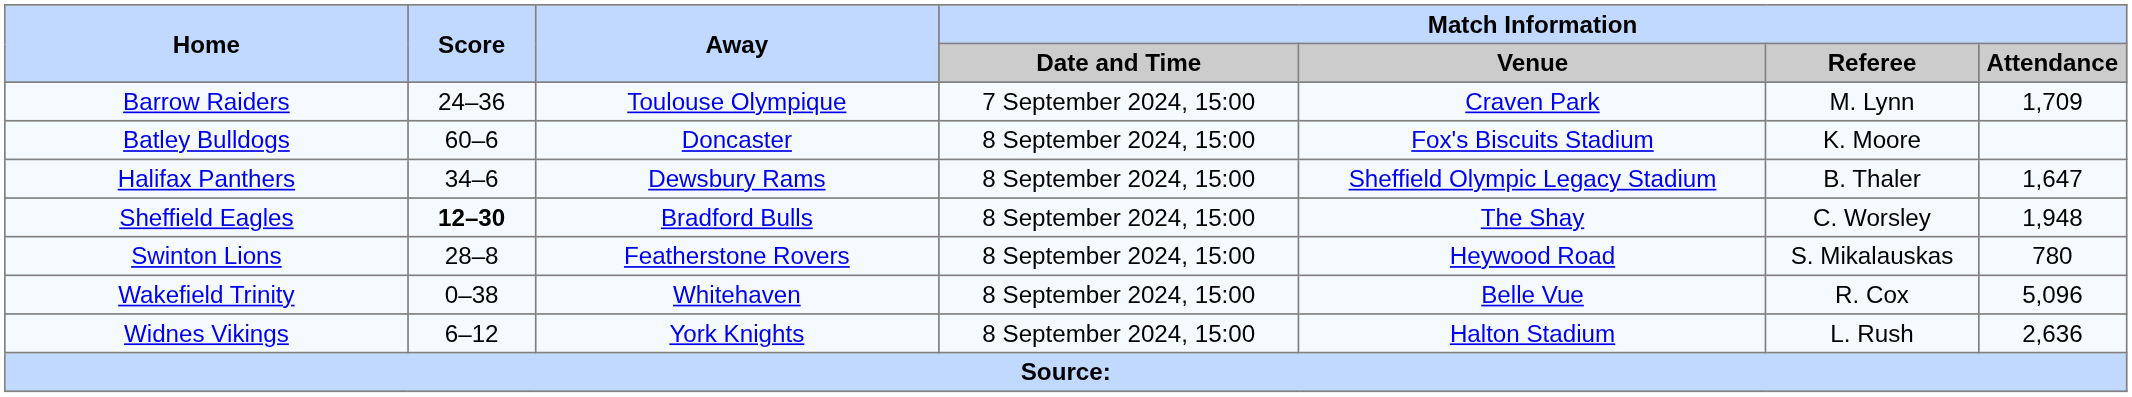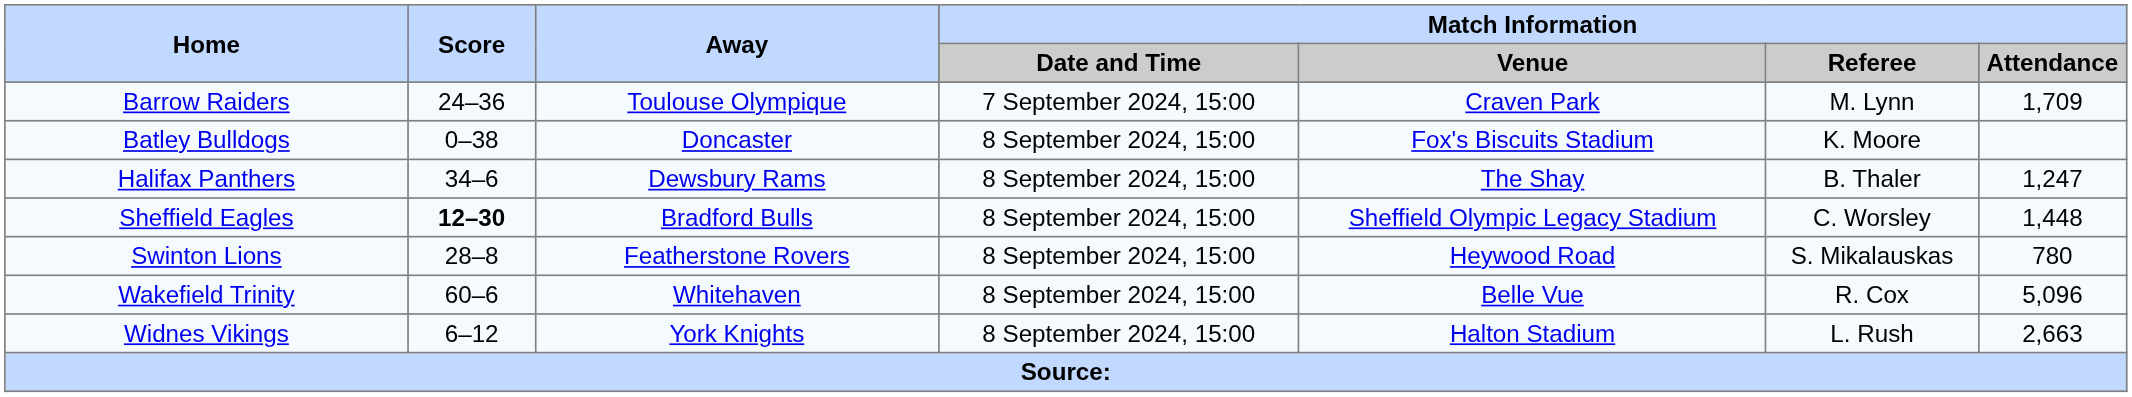(472, 140) 60–6 -> (472, 140) 0–38
(1533, 179) Sheffield Olympic Legacy Stadium -> (1533, 179) The Shay
(2052, 179) 1,647 -> (2052, 179) 1,247
(1533, 217) The Shay -> (1533, 217) Sheffield Olympic Legacy Stadium
(2052, 217) 1,948 -> (2052, 217) 1,448
(472, 295) 0–38 -> (472, 295) 60–6
(2052, 333) 2,636 -> (2052, 333) 2,663
